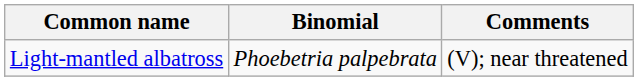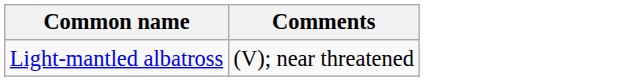- column: (335, 22)
